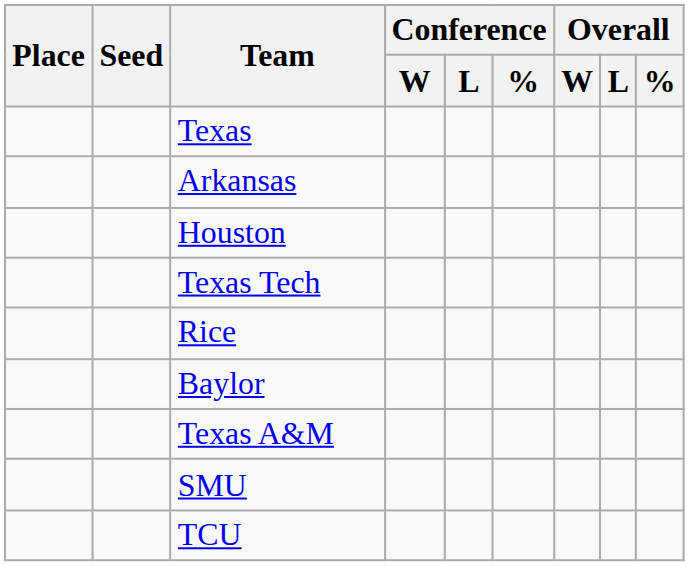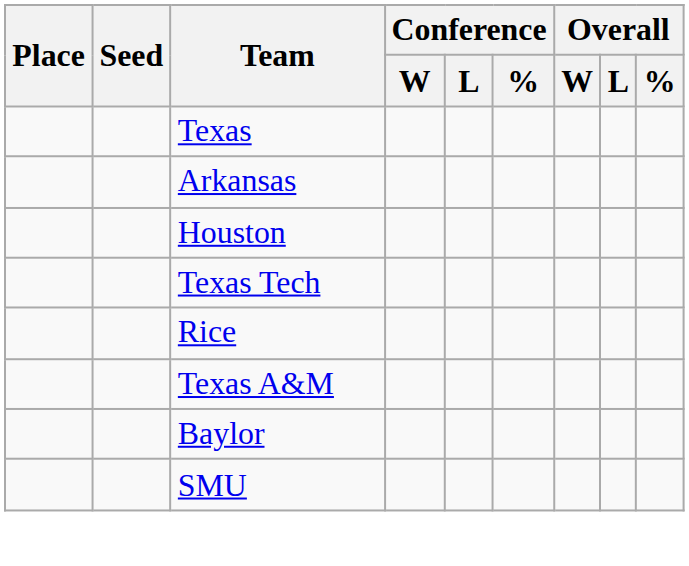rows swapped: (221, 383) <-> (256, 433)
- row: (210, 534)
